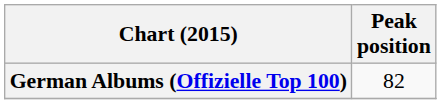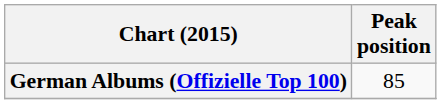(394, 80) 82 -> (394, 80) 85
